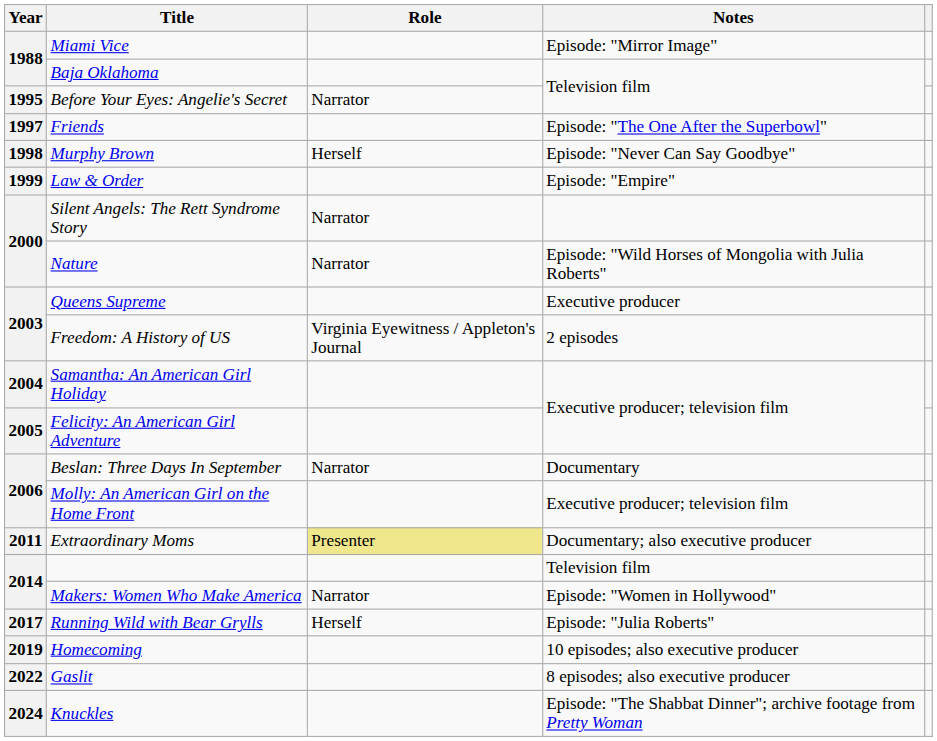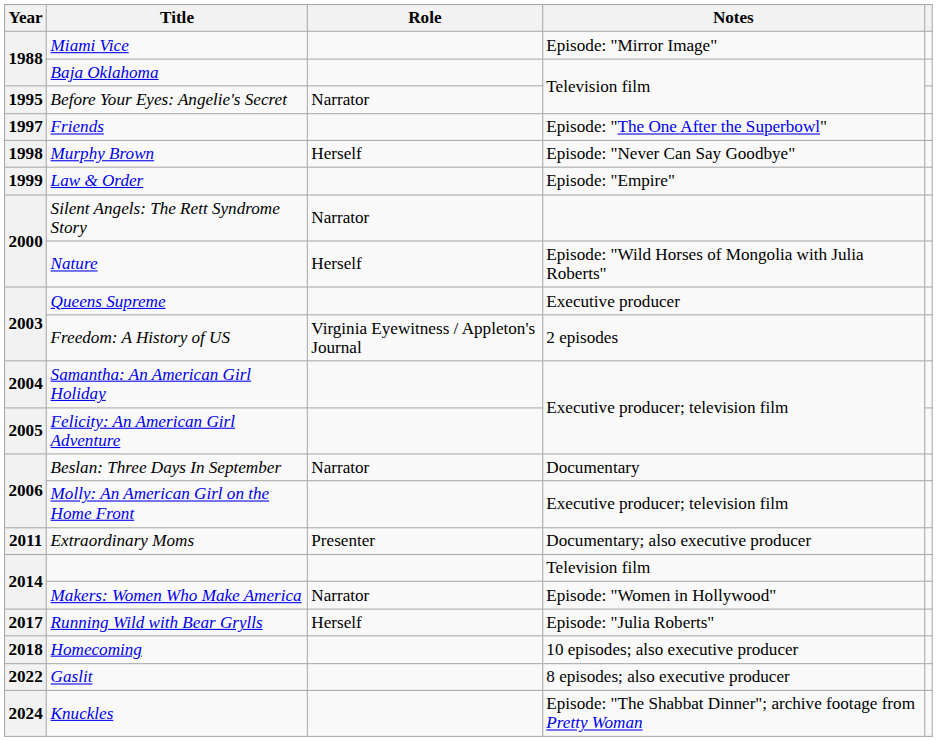(340, 264) Narrator -> (337, 264) Herself
(343, 540) khaki background -> (343, 540) no background
(26, 649) 2019 -> (26, 649) 2018
